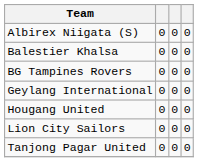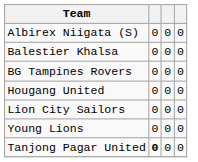- row: (80, 91)
+ row: (45, 129)
(162, 148) normal -> (155, 148) bold
